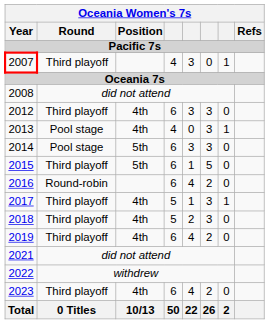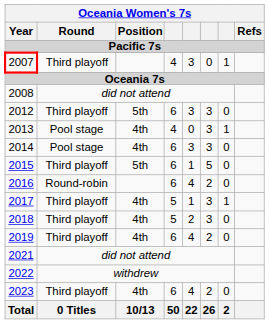(140, 111) 4th -> (140, 111) 5th
(140, 147) 5th -> (140, 147) 4th
